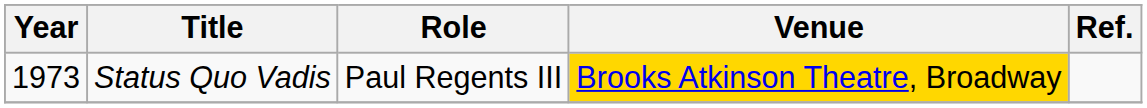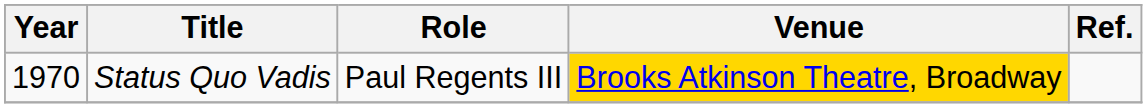(46, 77) 1973 -> (46, 77) 1970
